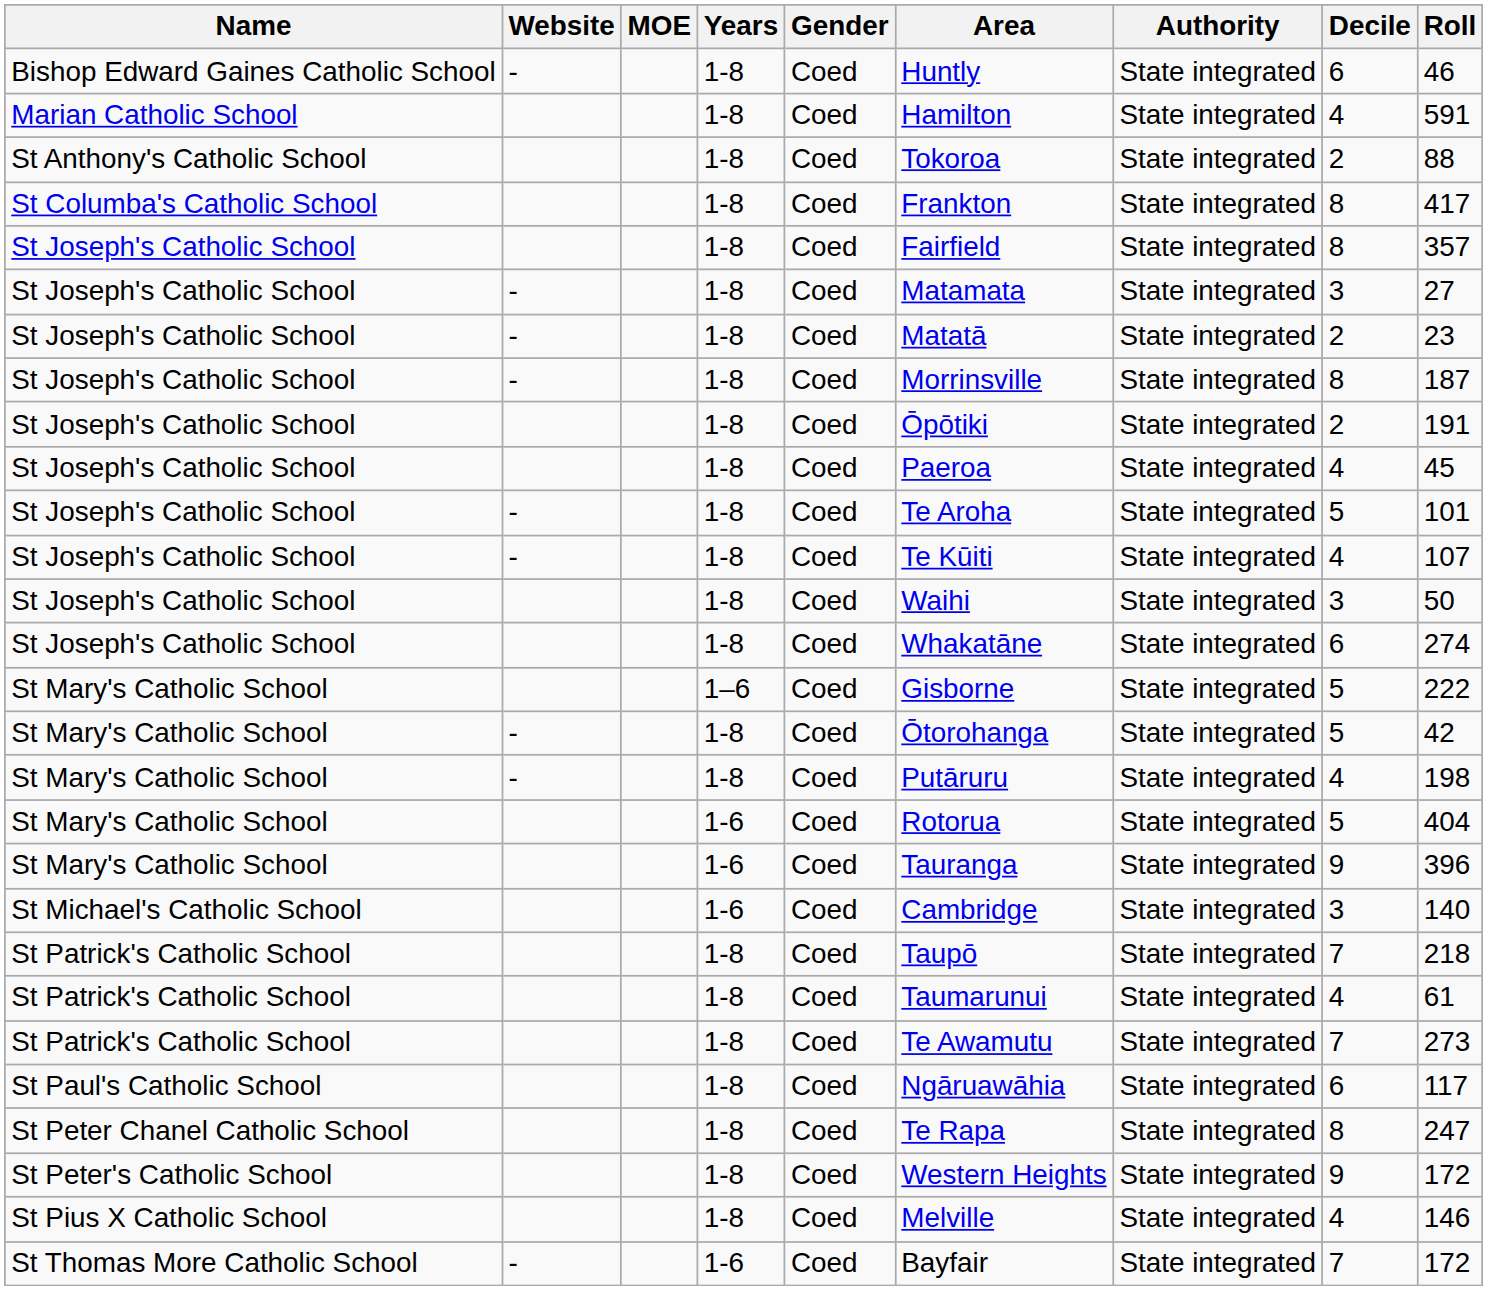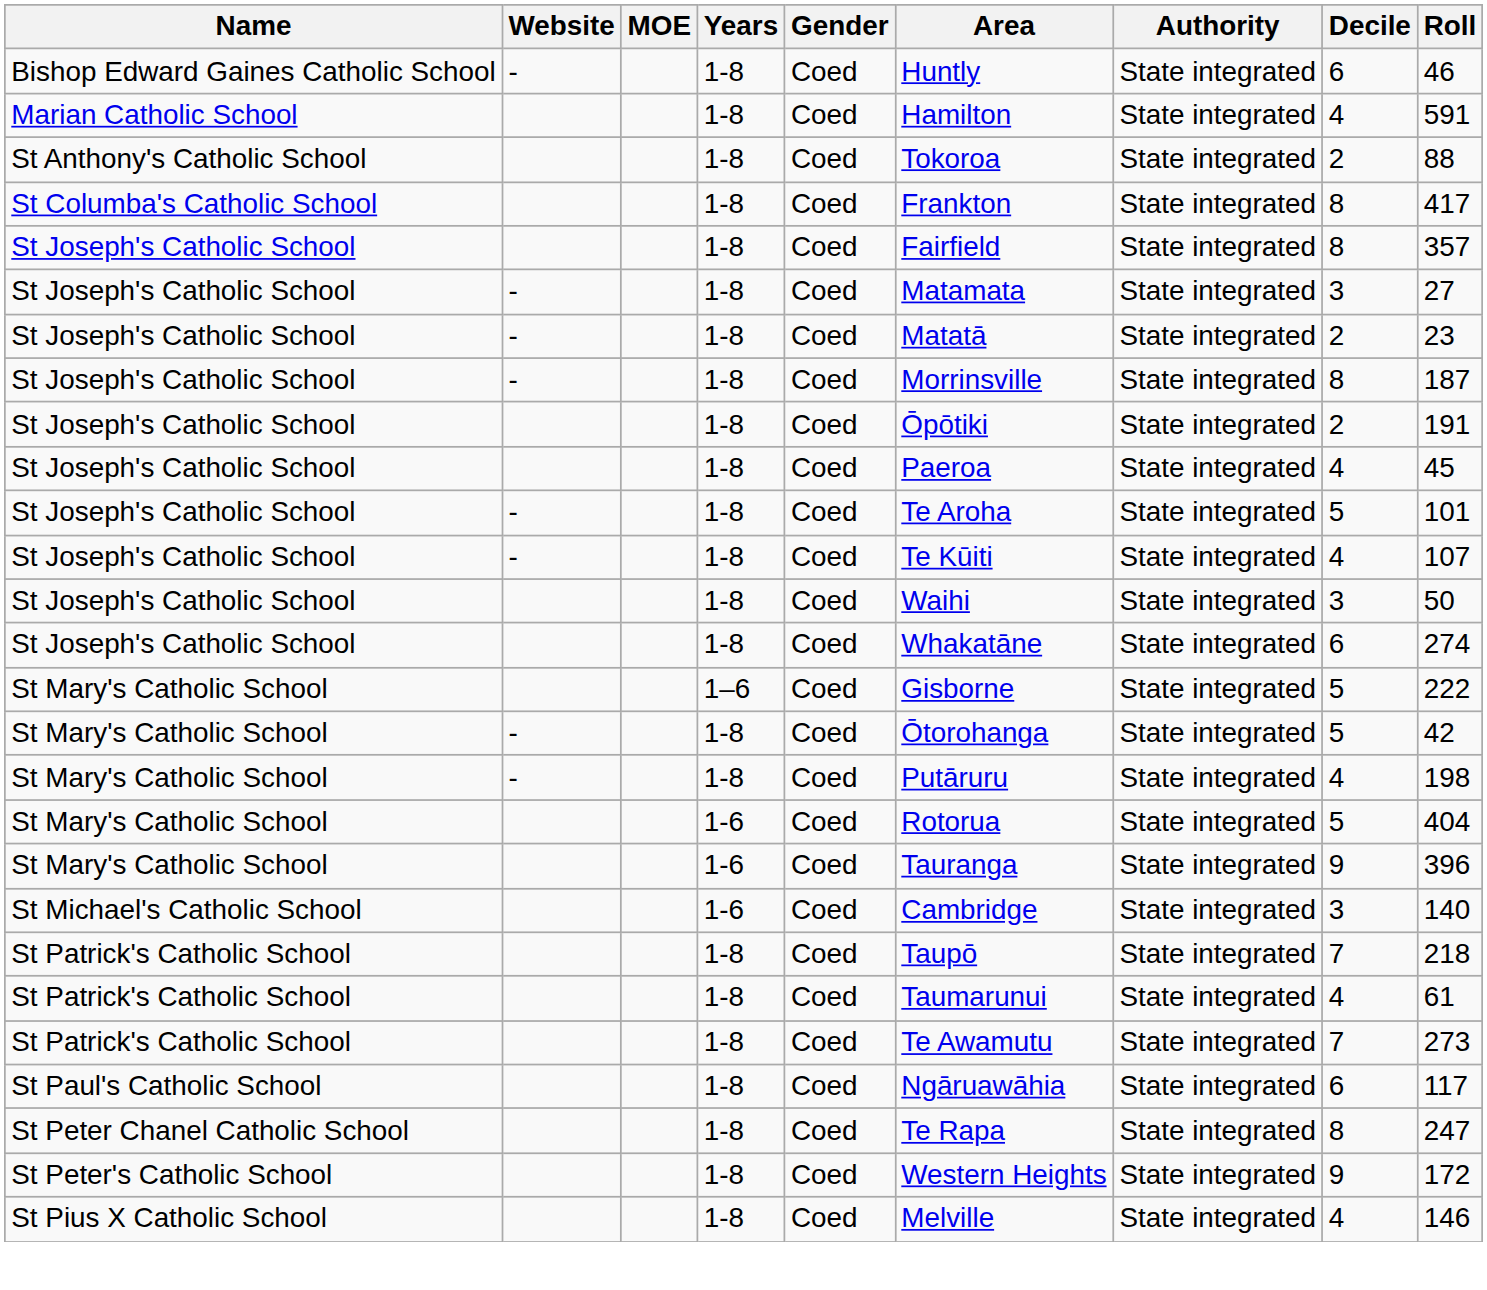- row: (215, 1262)
